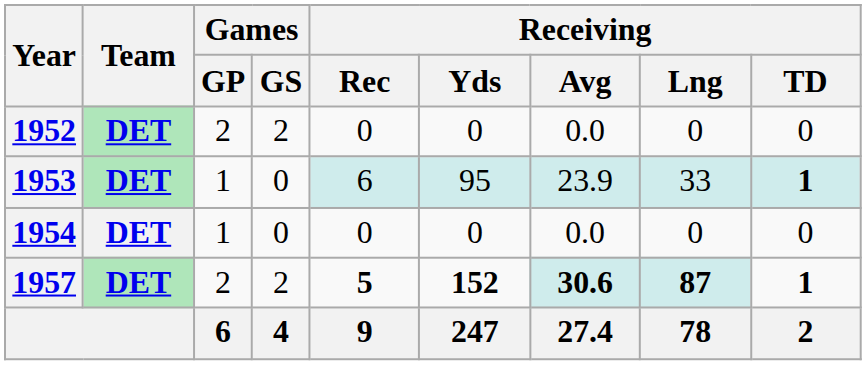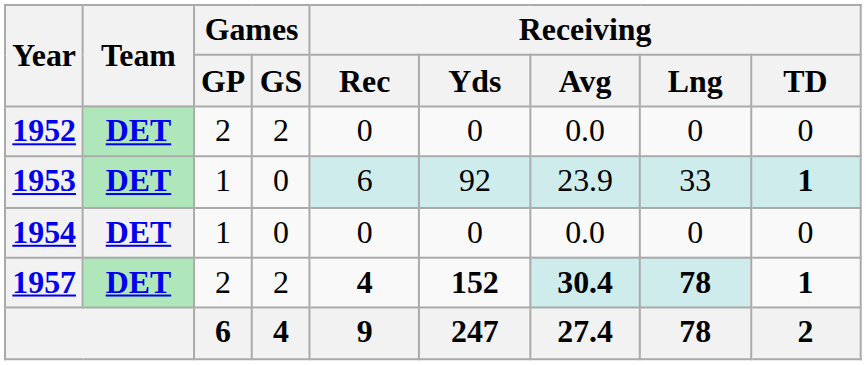(475, 181) 95 -> (475, 181) 92
(365, 282) 5 -> (365, 282) 4
(585, 282) 30.6 -> (585, 282) 30.4
(695, 282) 87 -> (695, 282) 78
